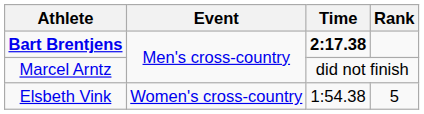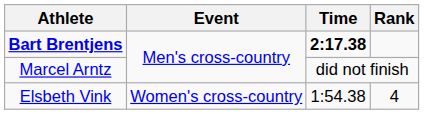(394, 97) 5 -> (394, 97) 4
